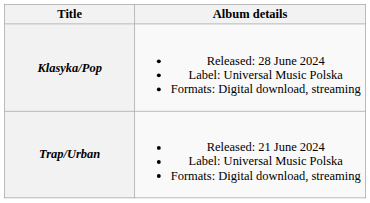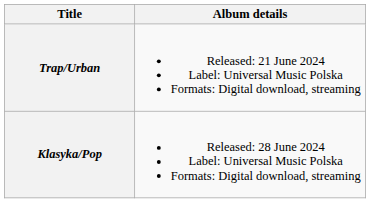rows swapped: (70, 154) <-> (70, 67)
